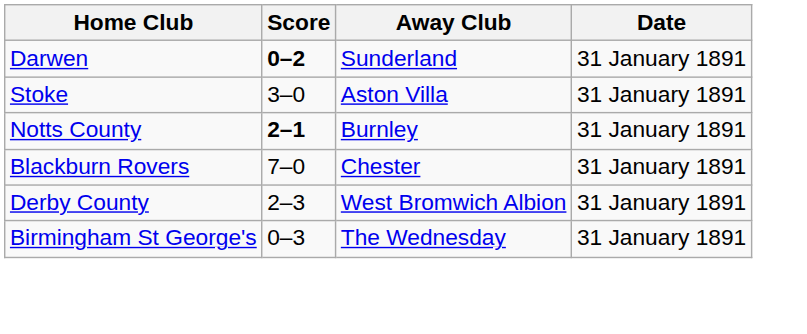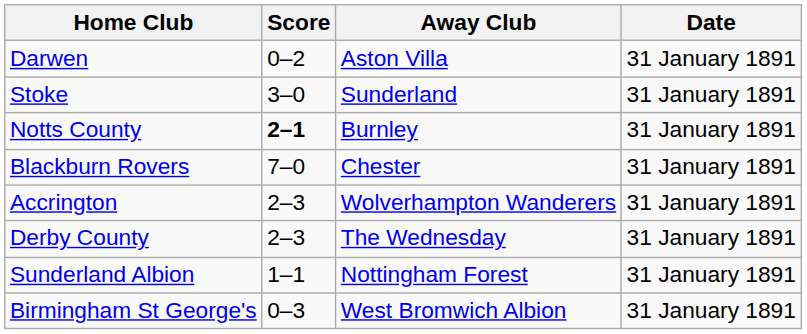(286, 58) bold -> (286, 58) normal
(399, 58) Sunderland -> (394, 58) Aston Villa
(394, 94) Aston Villa -> (399, 94) Sunderland
+ row: (64, 202)
(454, 202) West Bromwich Albion -> (423, 238) The Wednesday
+ row: (102, 274)
(423, 238) The Wednesday -> (454, 310) West Bromwich Albion
